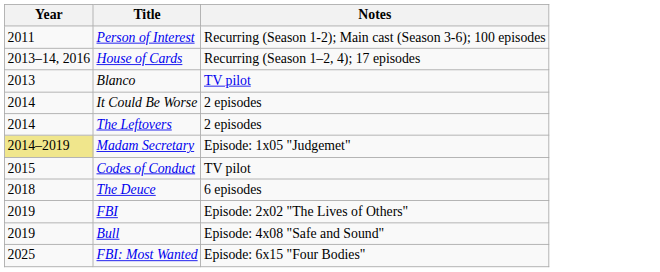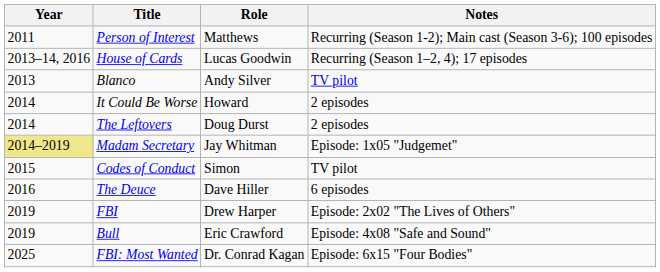+ column: (254, 15)
(21, 189) 2018 -> (21, 189) 2016
